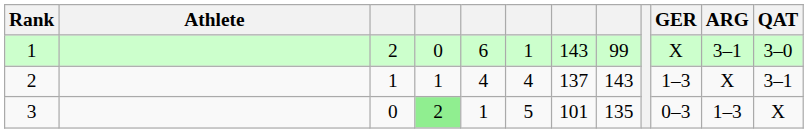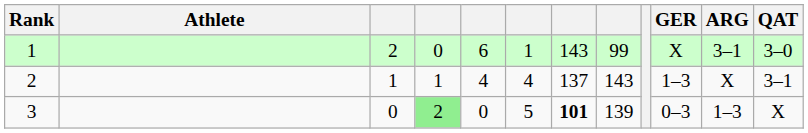(483, 111) 1 -> (483, 111) 0
(574, 111) normal -> (574, 111) bold
(619, 111) 135 -> (619, 111) 139
